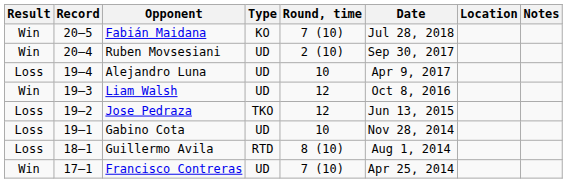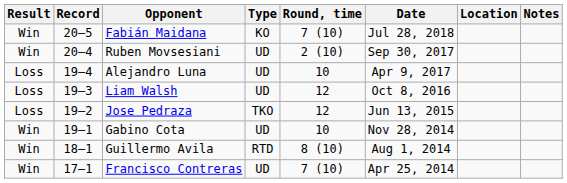(29, 92) Win -> (29, 92) Loss
(29, 131) Loss -> (29, 131) Win
(29, 150) Loss -> (29, 150) Win
